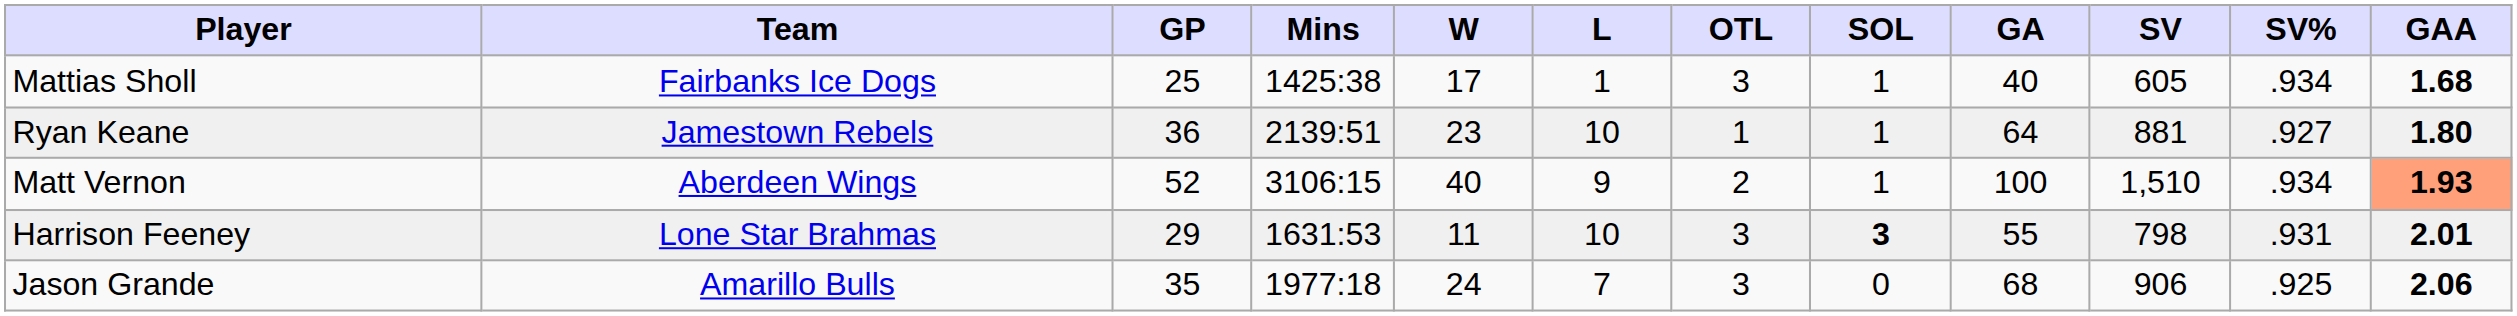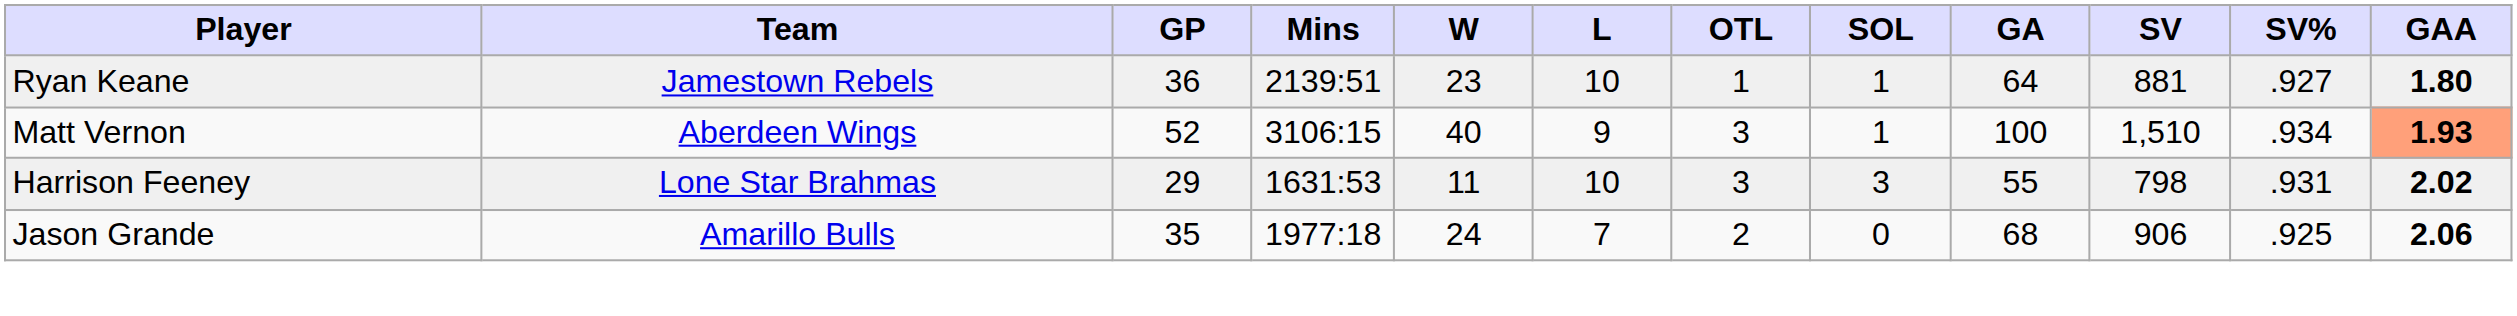- row: (104, 81)
(1741, 183) 2 -> (1741, 132) 3
(1881, 234) bold -> (1881, 183) normal
(2441, 234) 2.01 -> (2441, 183) 2.02
(1741, 285) 3 -> (1741, 234) 2
